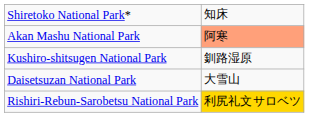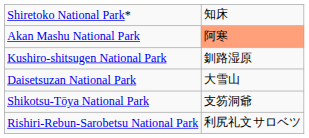+ row: (78, 101)
(253, 101) gold background -> (253, 122) no background
